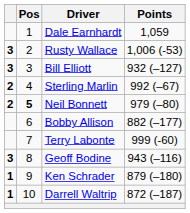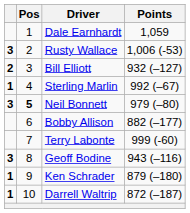(10, 68) 3 -> (10, 68) 2
(10, 86) 2 -> (10, 86) 1
(10, 104) 2 -> (10, 104) 3
